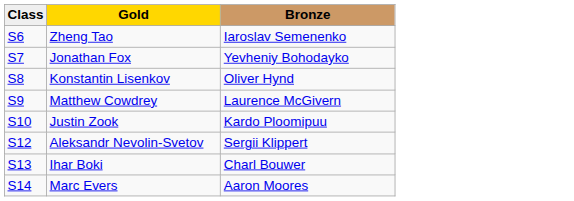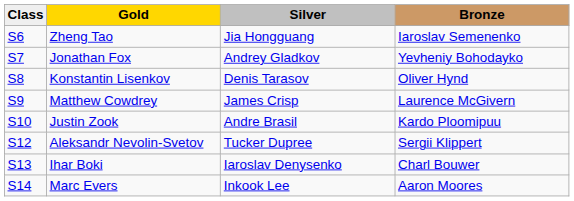+ column: (308, 15)
